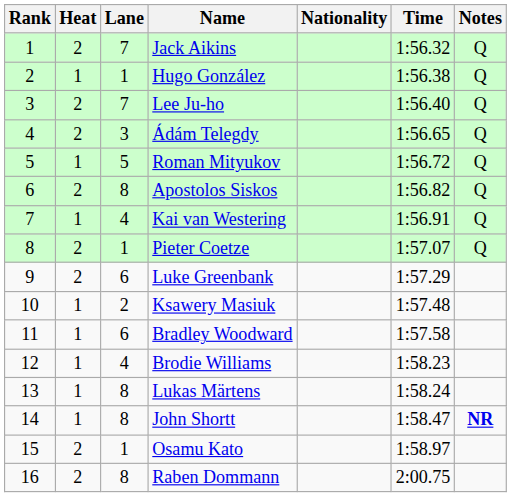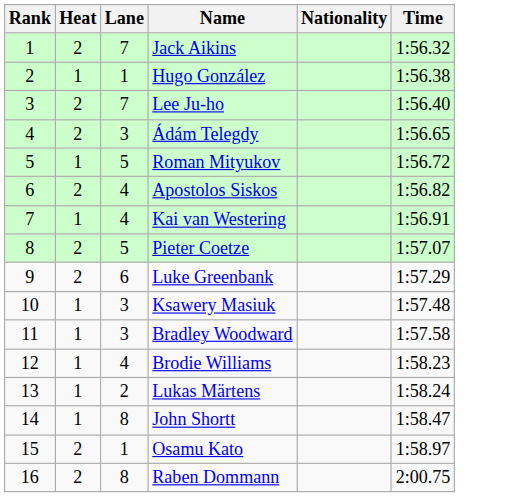- column: (480, 18)
(124, 190) 8 -> (124, 190) 4
(124, 248) 1 -> (124, 248) 5
(124, 305) 2 -> (124, 305) 3
(124, 334) 6 -> (124, 334) 3
(124, 391) 8 -> (124, 391) 2
